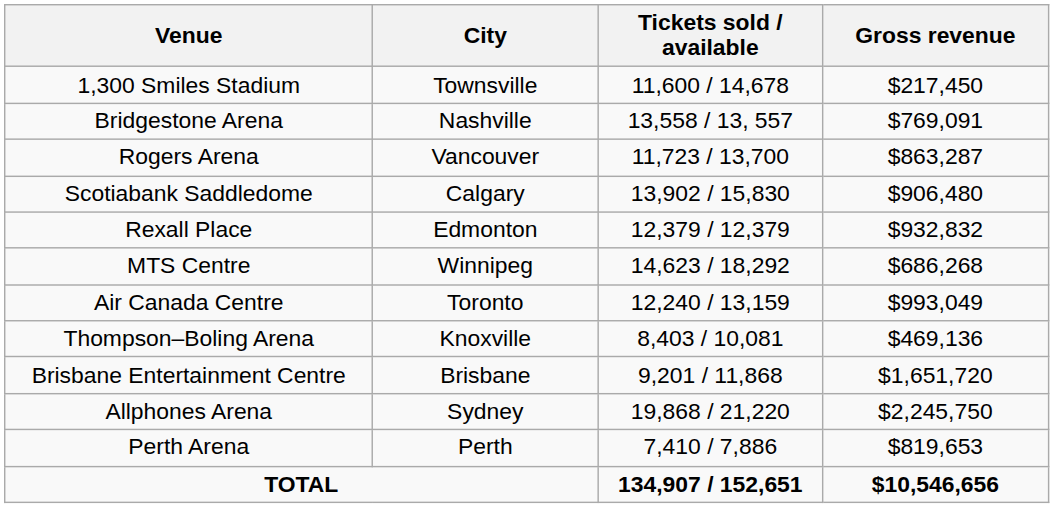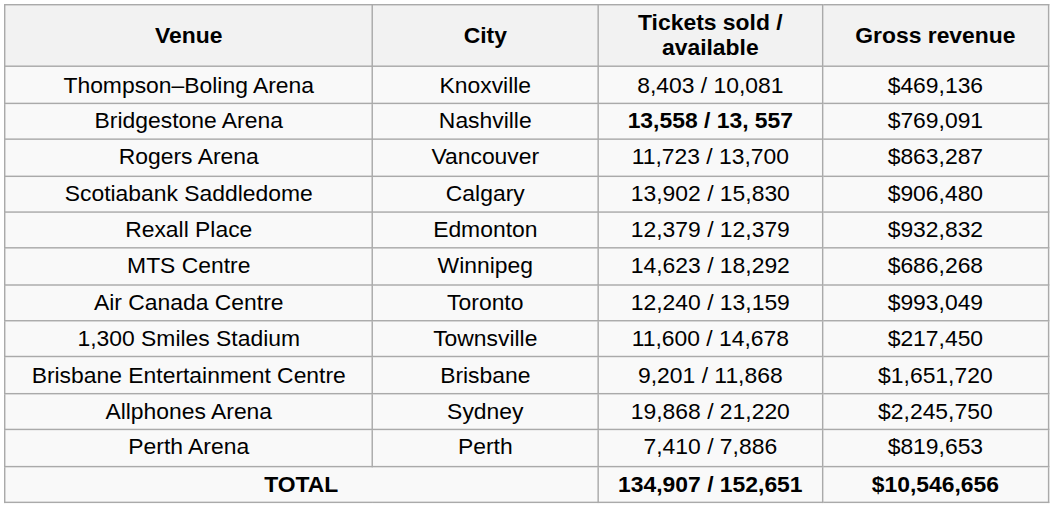rows swapped: (189, 338) <-> (189, 84)
(710, 120) normal -> (710, 120) bold
